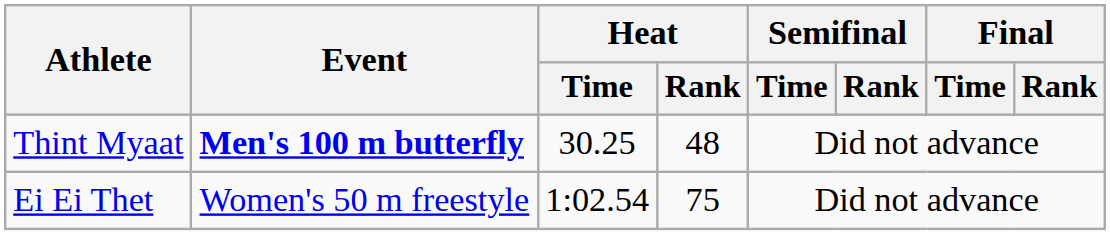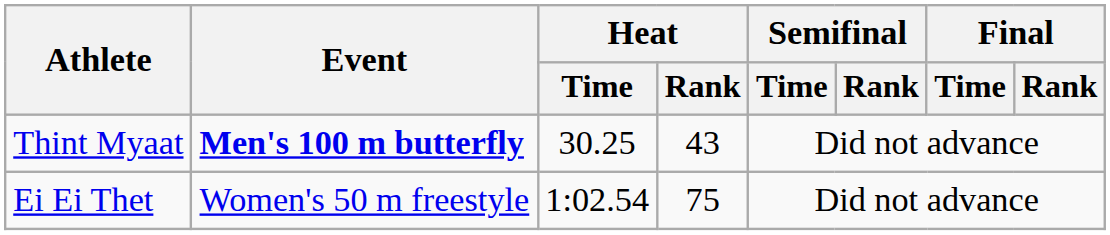(703, 143) 48 -> (703, 143) 43
